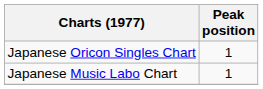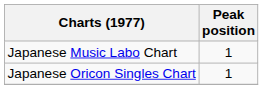rows swapped: (102, 52) <-> (92, 73)
